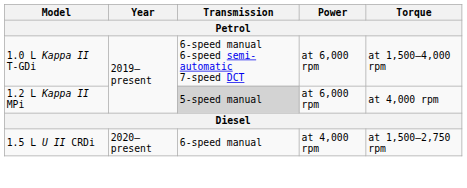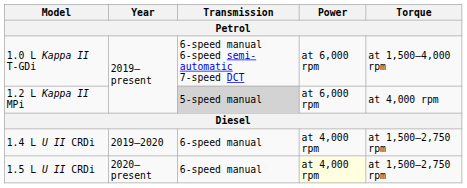+ row: (51, 142)
(325, 142) no background -> (325, 170) lightyellow background
